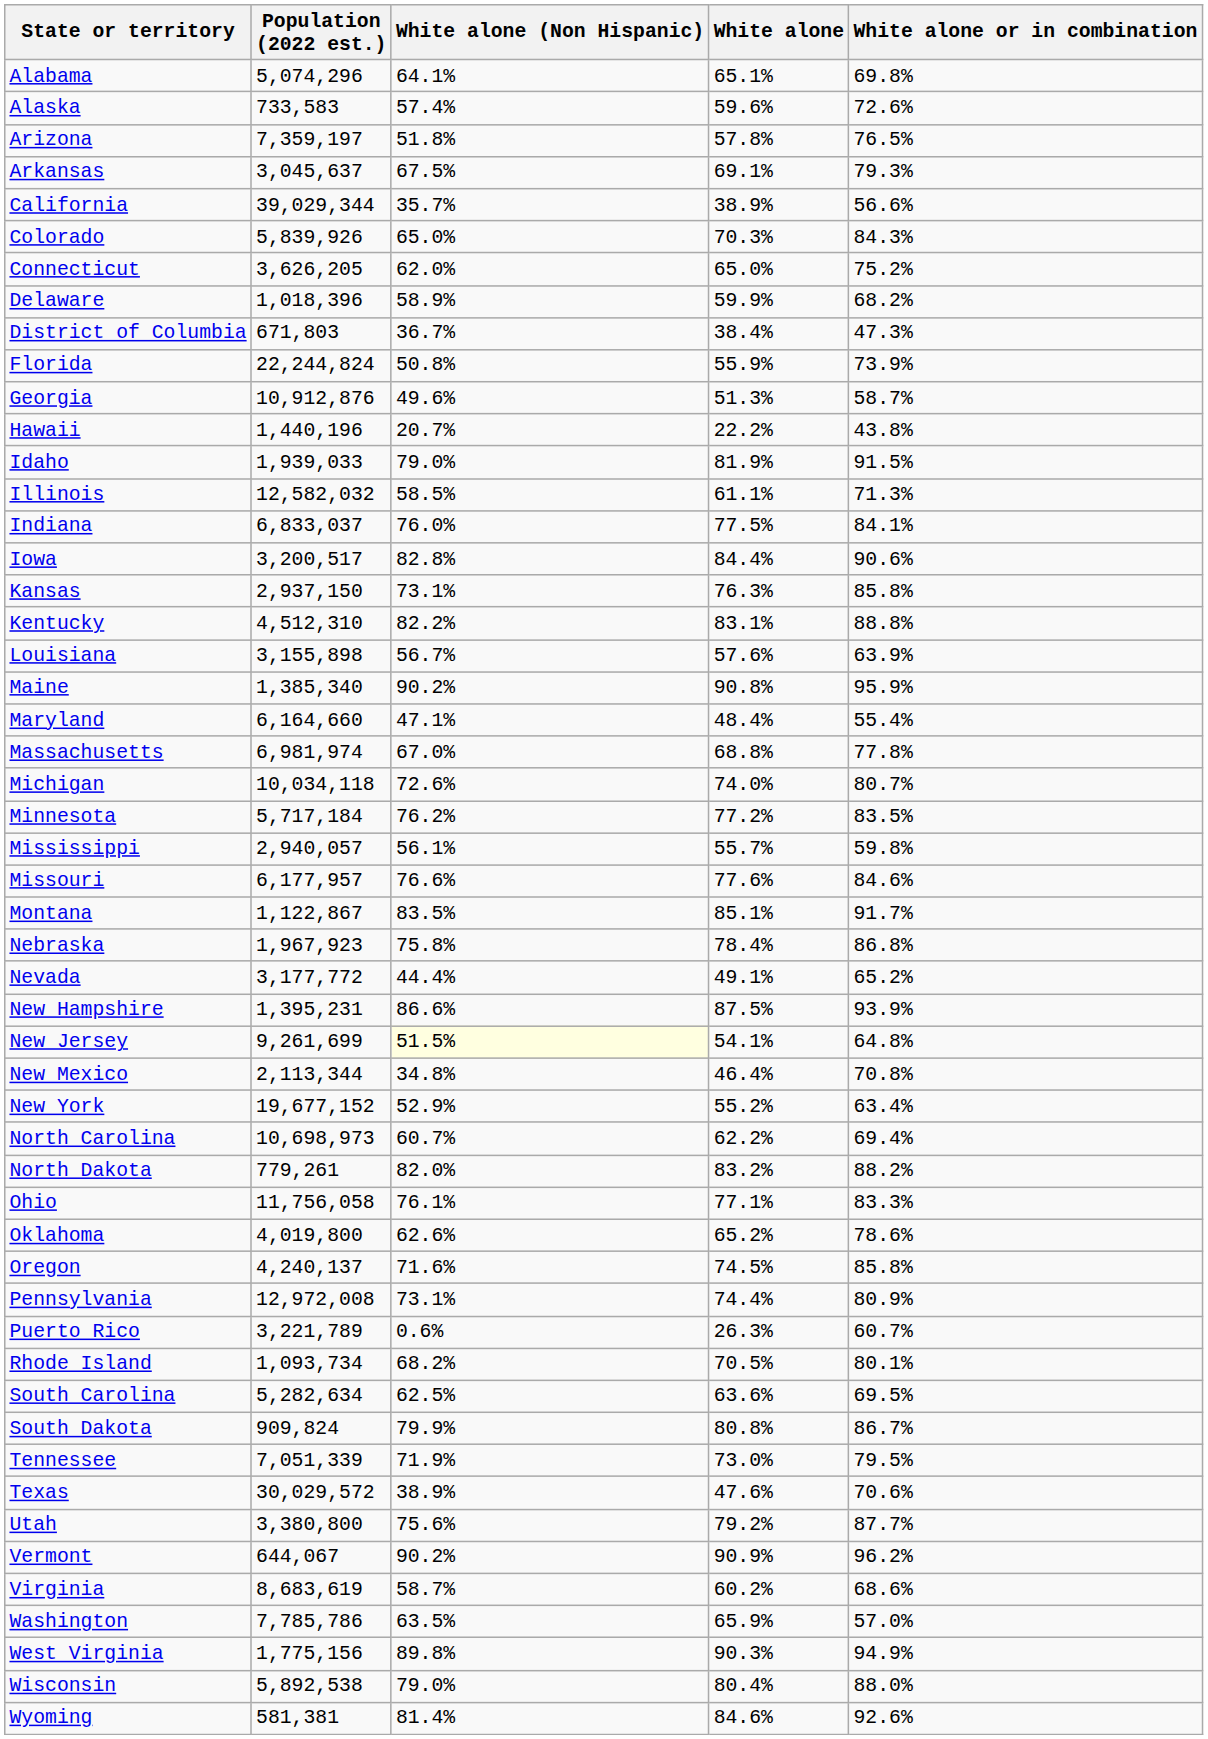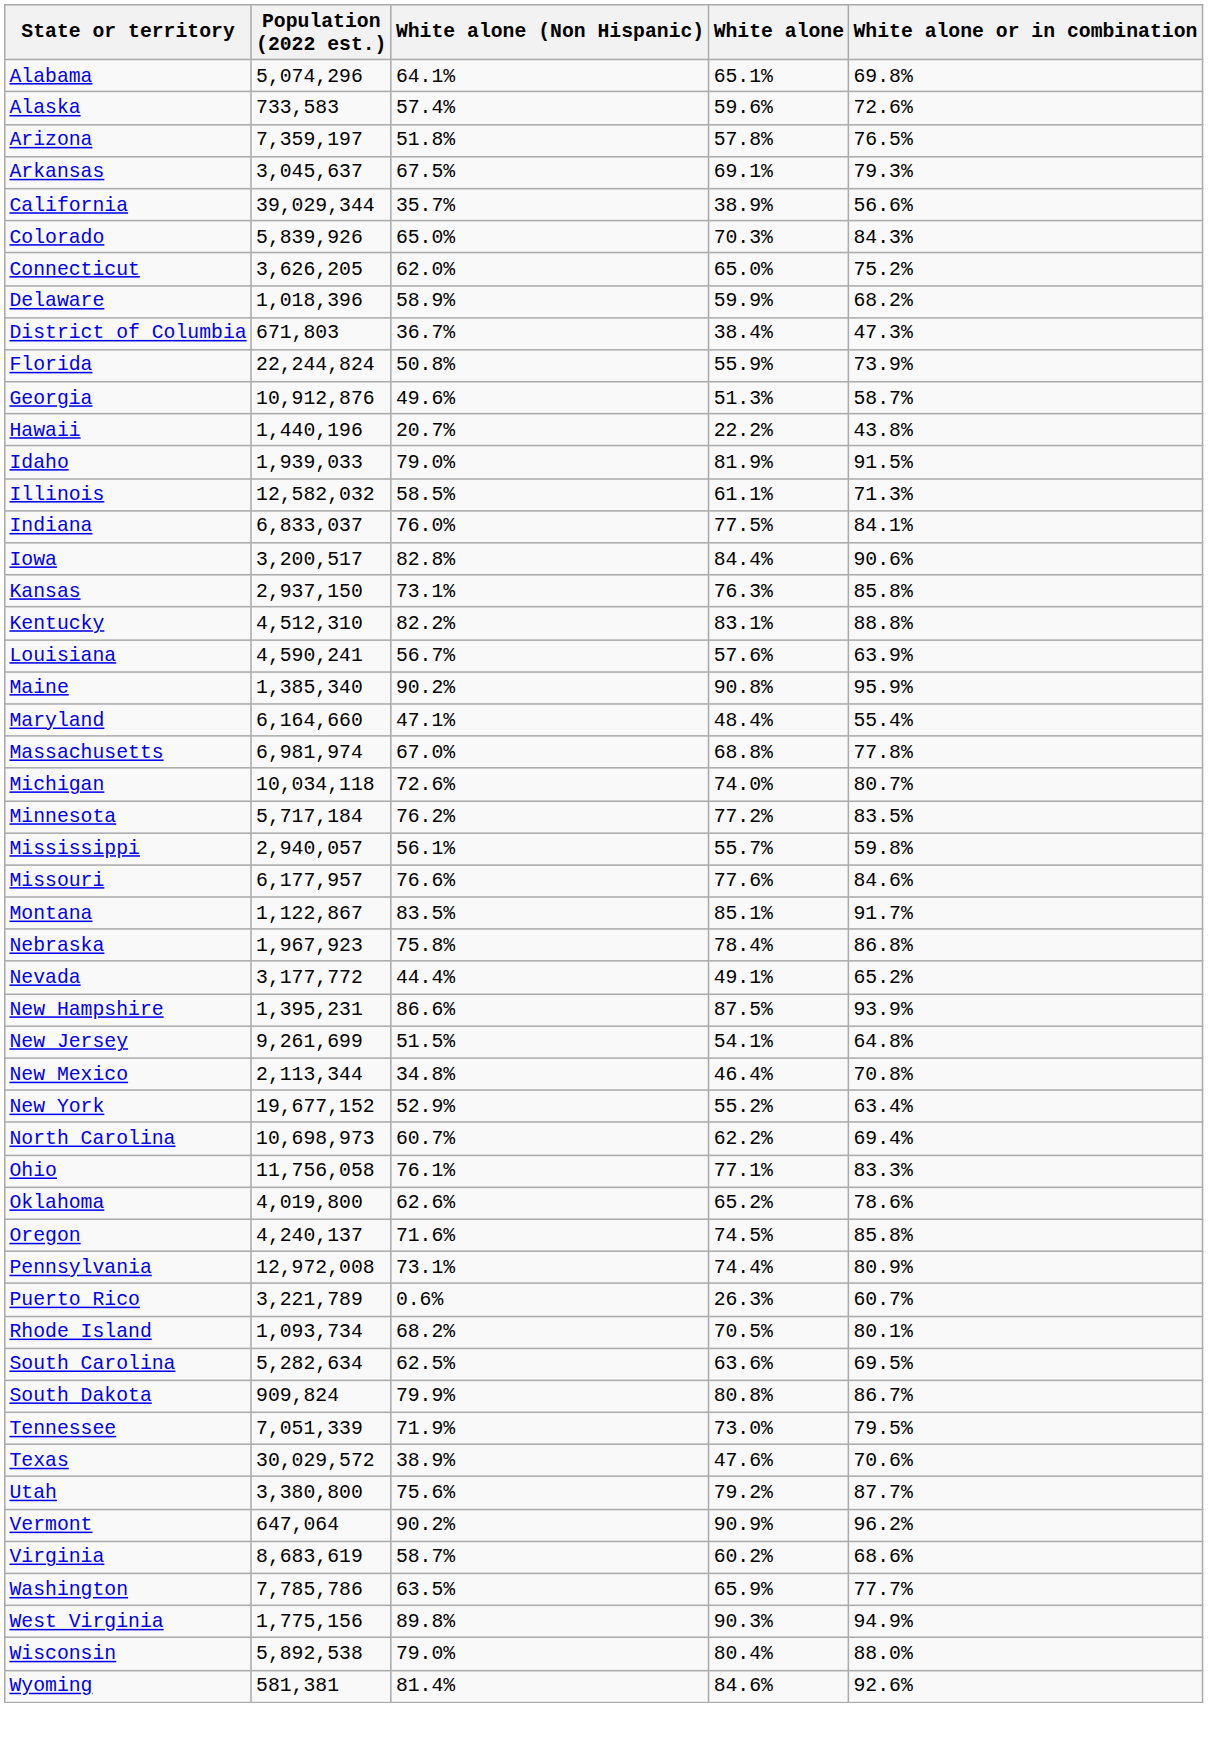(309, 656) 3,155,898 -> (309, 656) 4,590,241
(426, 1042) lightyellow background -> (426, 1042) no background
- row: (81, 1171)
(298, 1557) 644,067 -> (298, 1525) 647,064
(883, 1622) 57.0% -> (883, 1590) 77.7%
